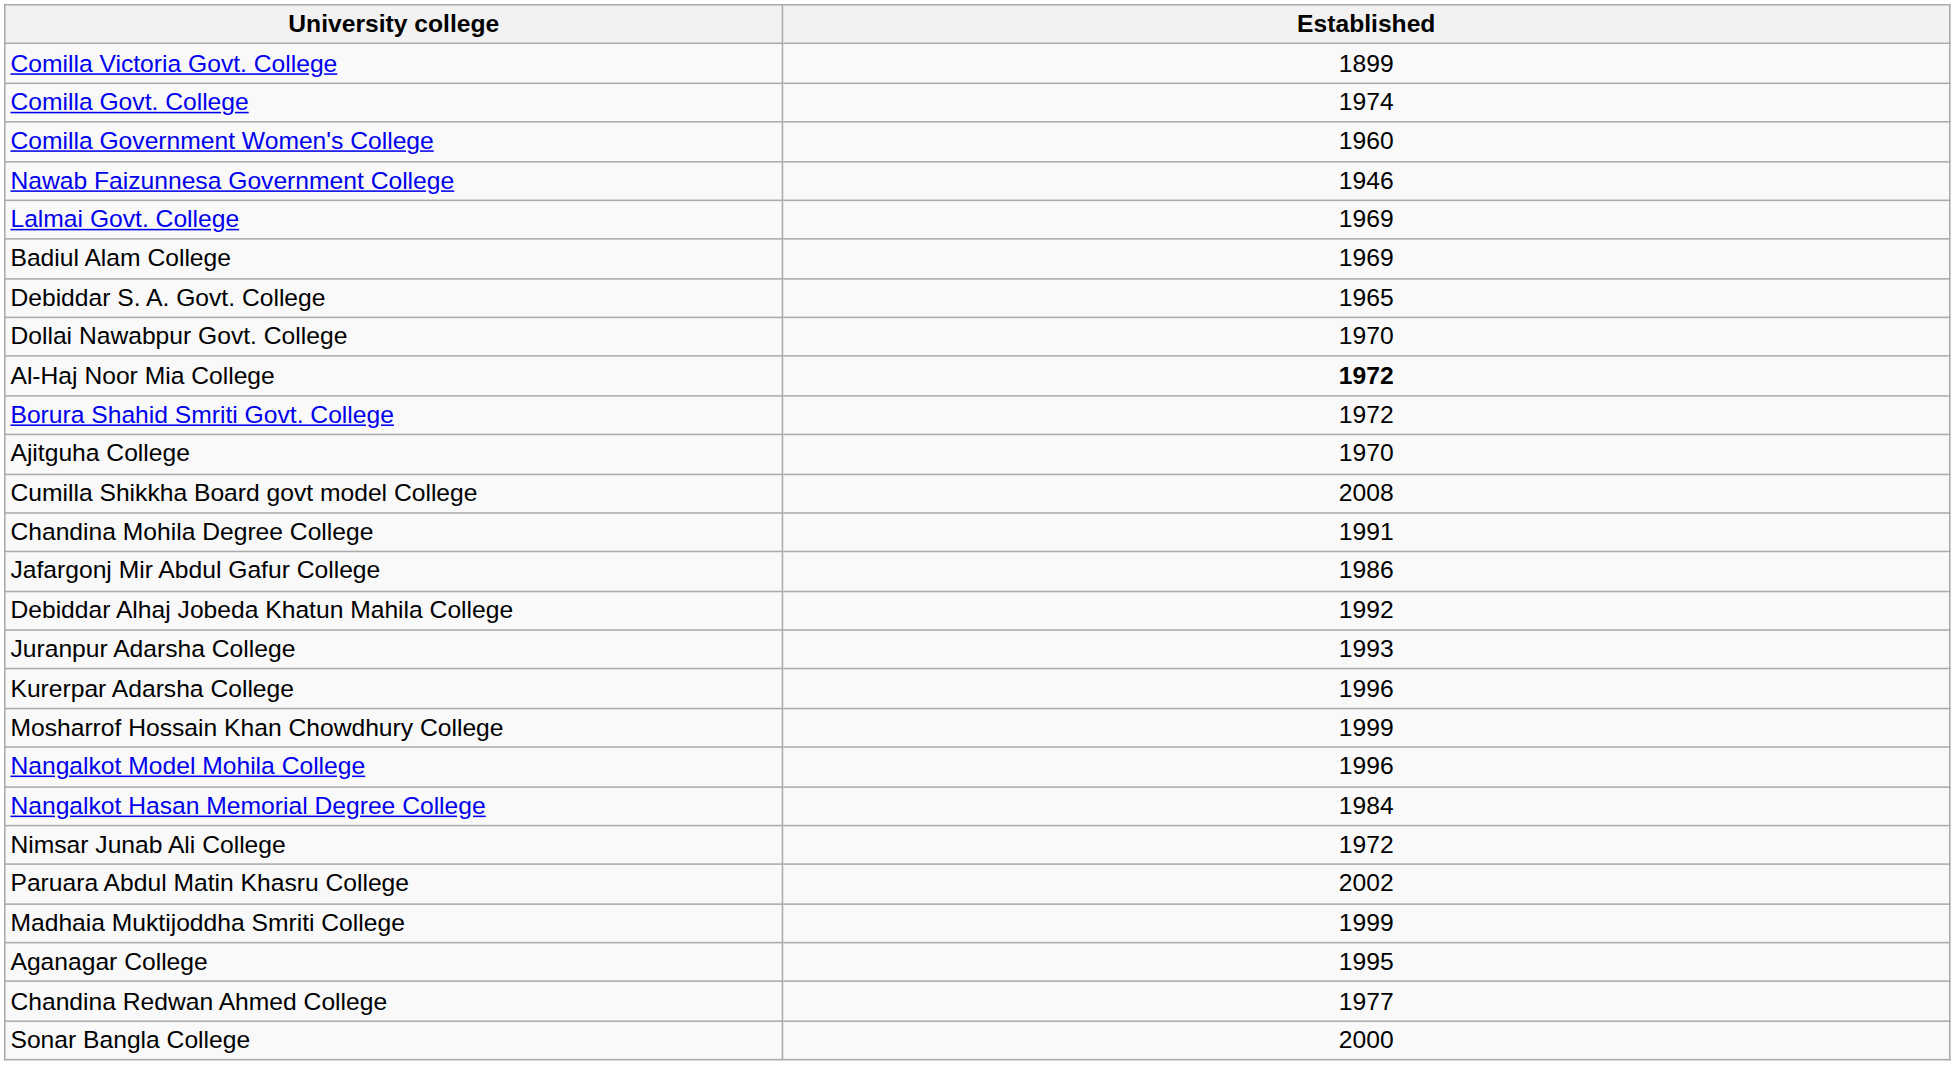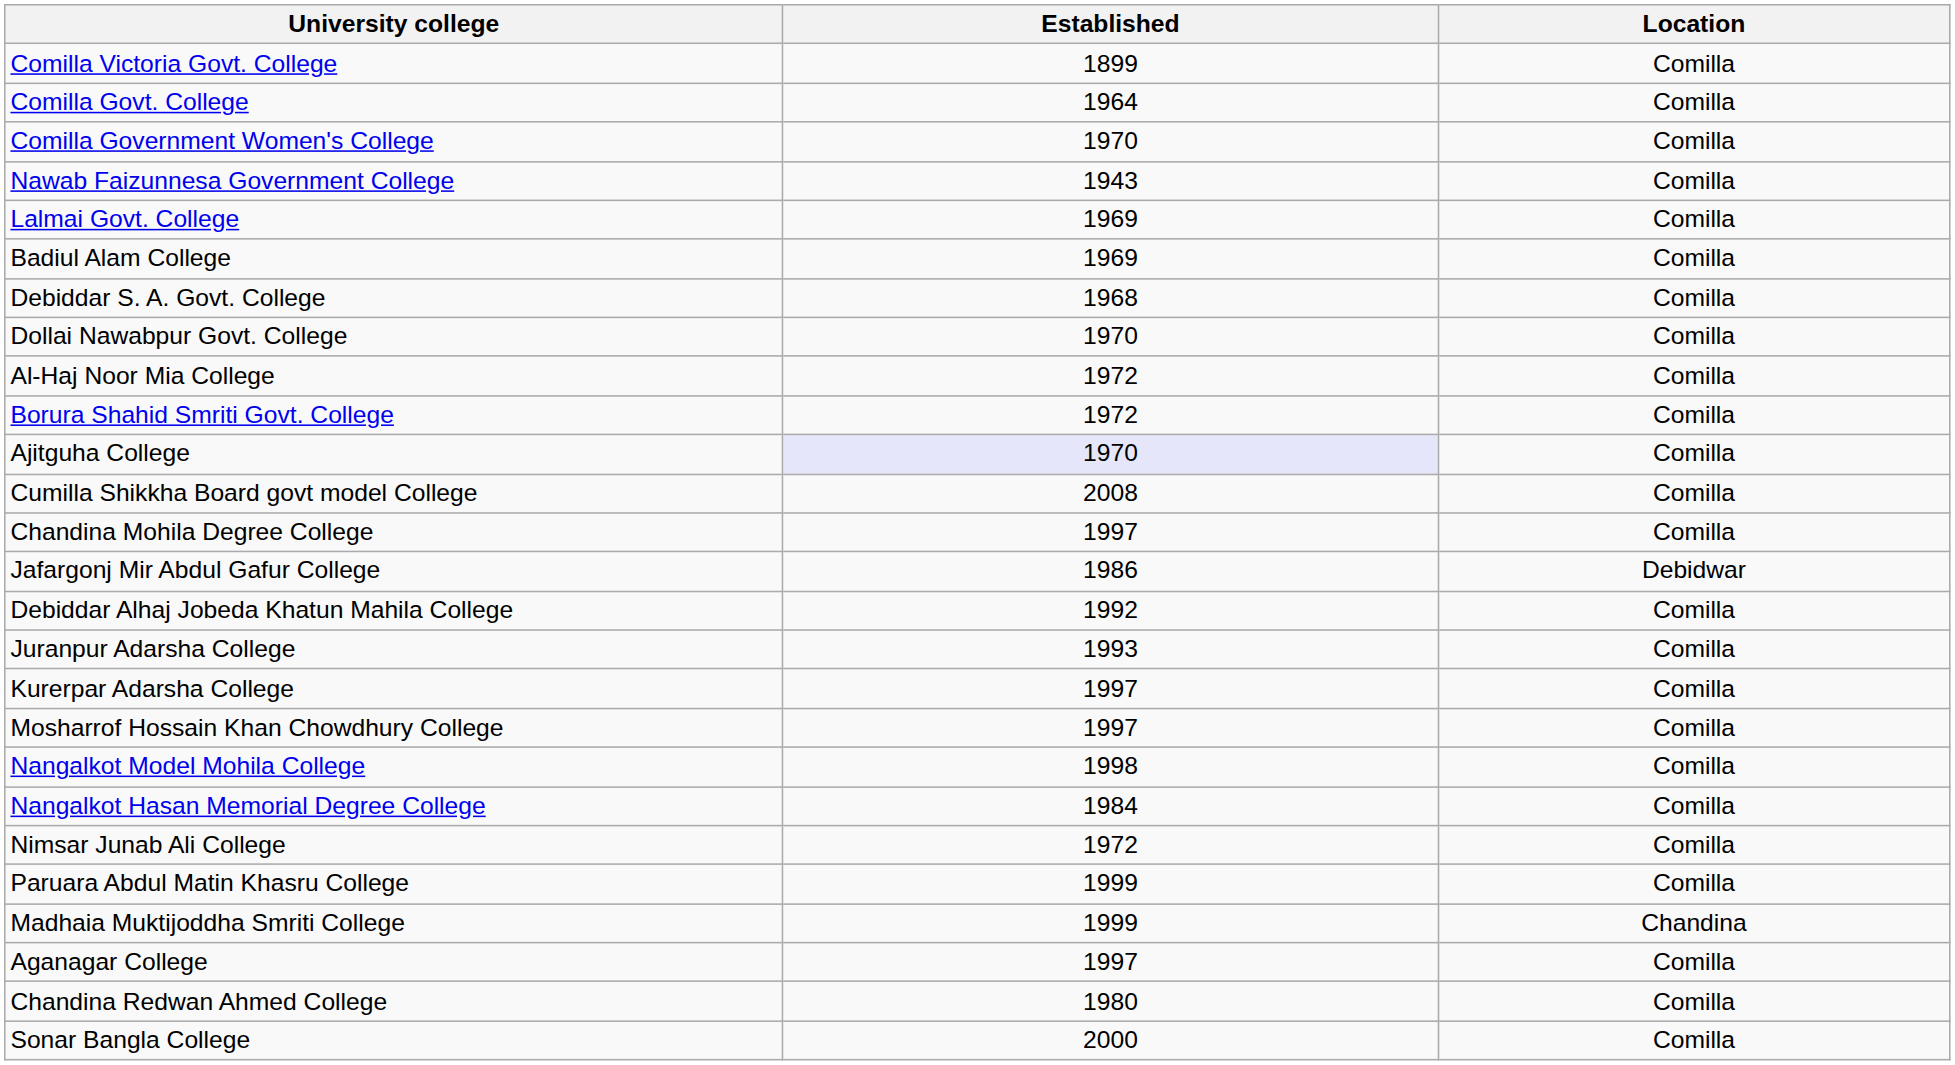+ column: (1694, 24)
(1366, 102) 1974 -> (1110, 102) 1964
(1366, 141) 1960 -> (1110, 141) 1970
(1366, 180) 1946 -> (1110, 180) 1943
(1366, 297) 1965 -> (1110, 297) 1968
(1366, 375) bold -> (1110, 375) normal
(1366, 453) no background -> (1110, 453) lavender background
(1366, 532) 1991 -> (1110, 532) 1997
(1366, 688) 1996 -> (1110, 688) 1997
(1366, 727) 1999 -> (1110, 727) 1997
(1366, 766) 1996 -> (1110, 766) 1998
(1366, 883) 2002 -> (1110, 883) 1999
(1366, 961) 1995 -> (1110, 961) 1997
(1366, 1000) 1977 -> (1110, 1000) 1980
